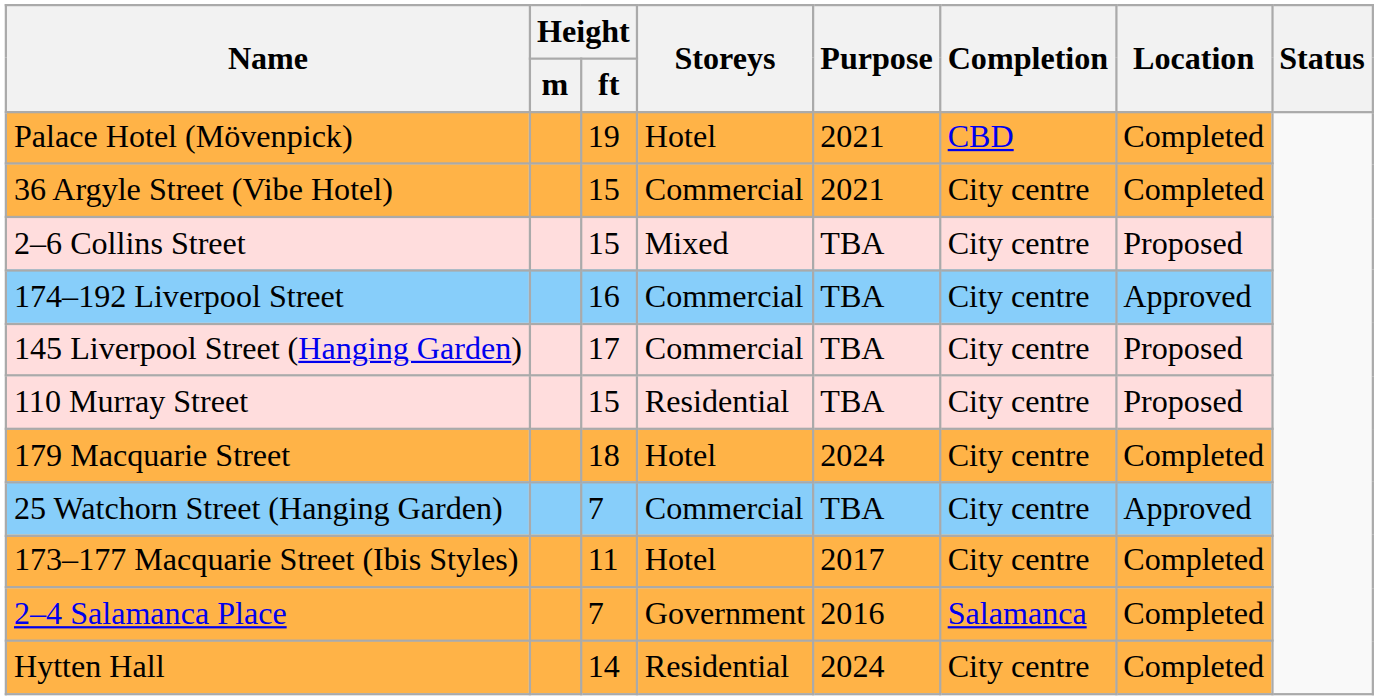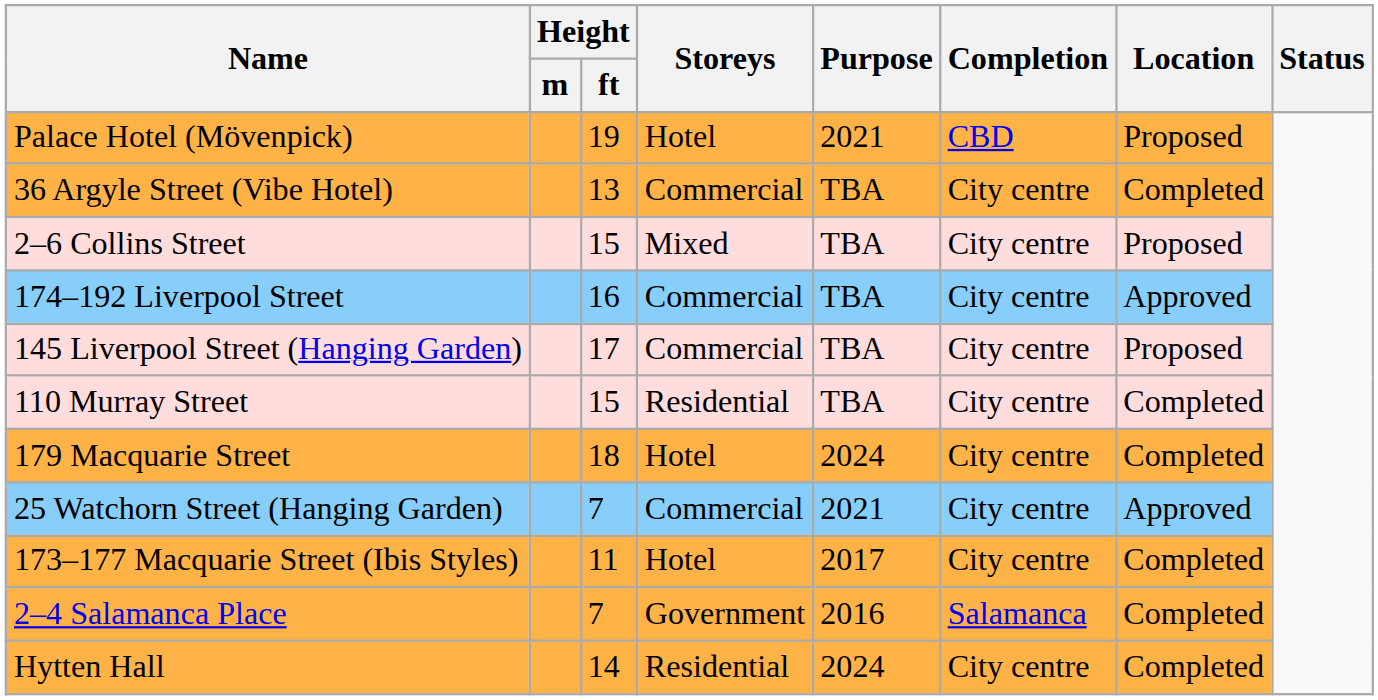(1194, 136) Completed -> (1183, 136) Proposed
(604, 189) 15 -> (604, 189) 13
(852, 189) 2021 -> (852, 189) TBA
(1183, 401) Proposed -> (1194, 401) Completed
(852, 507) TBA -> (852, 507) 2021
